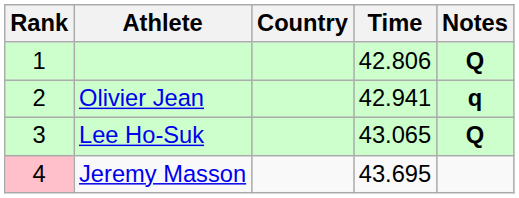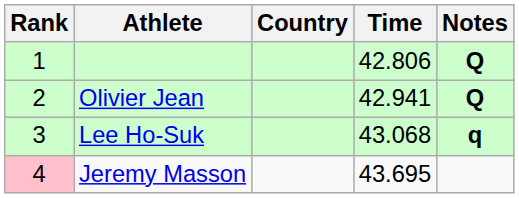(475, 98) q -> (475, 98) Q
(395, 135) 43.065 -> (395, 135) 43.068
(475, 135) Q -> (475, 135) q
